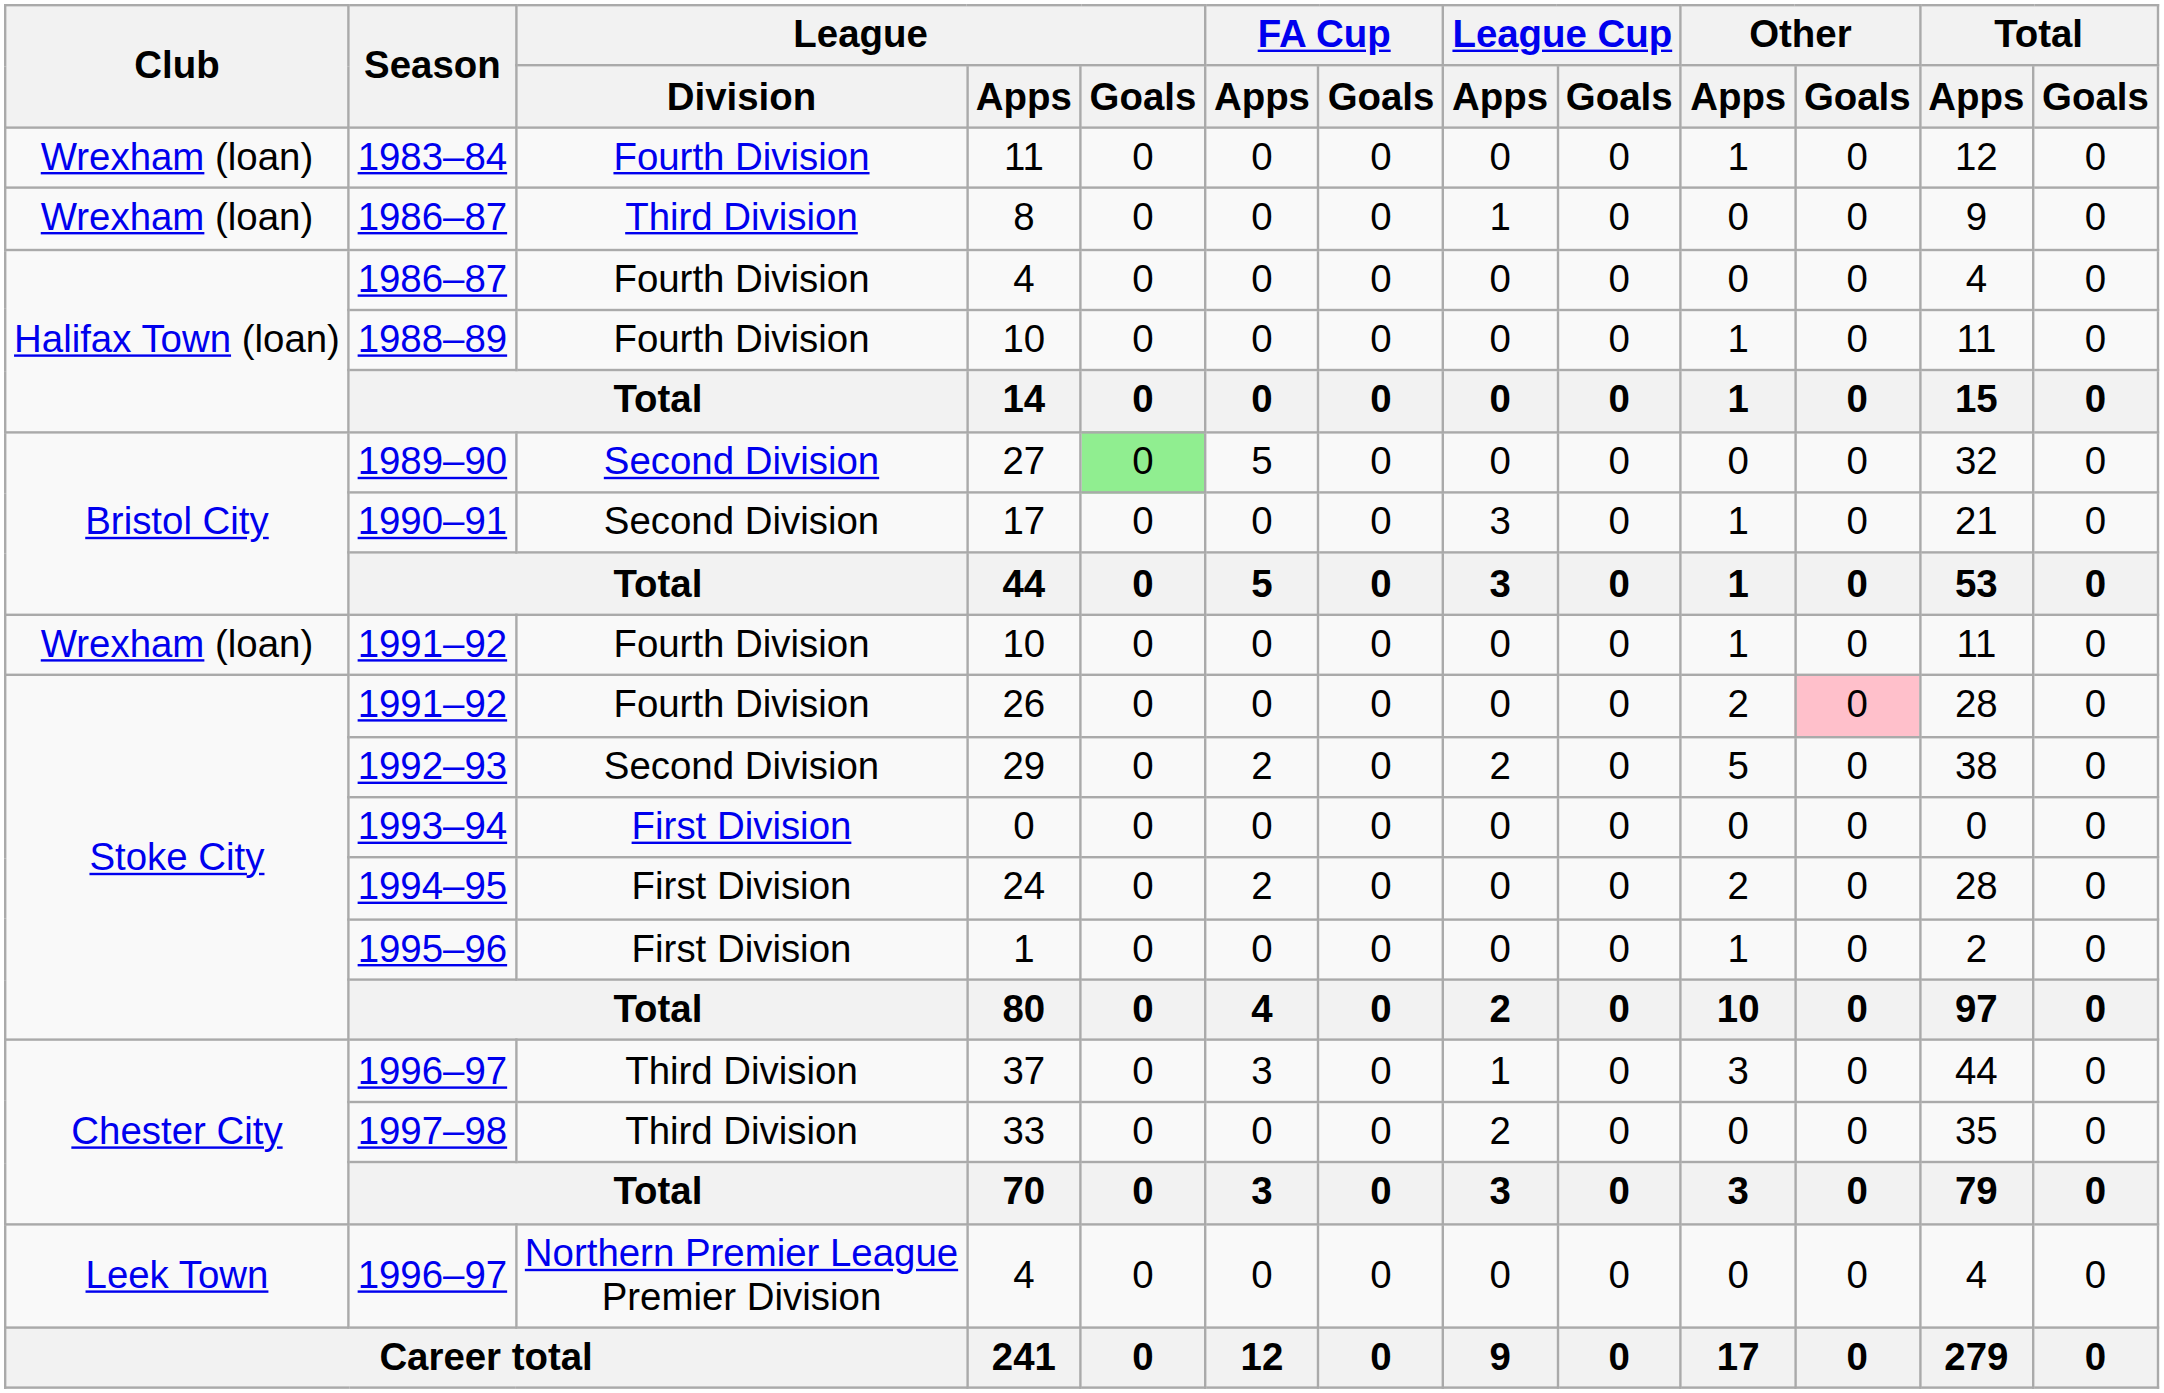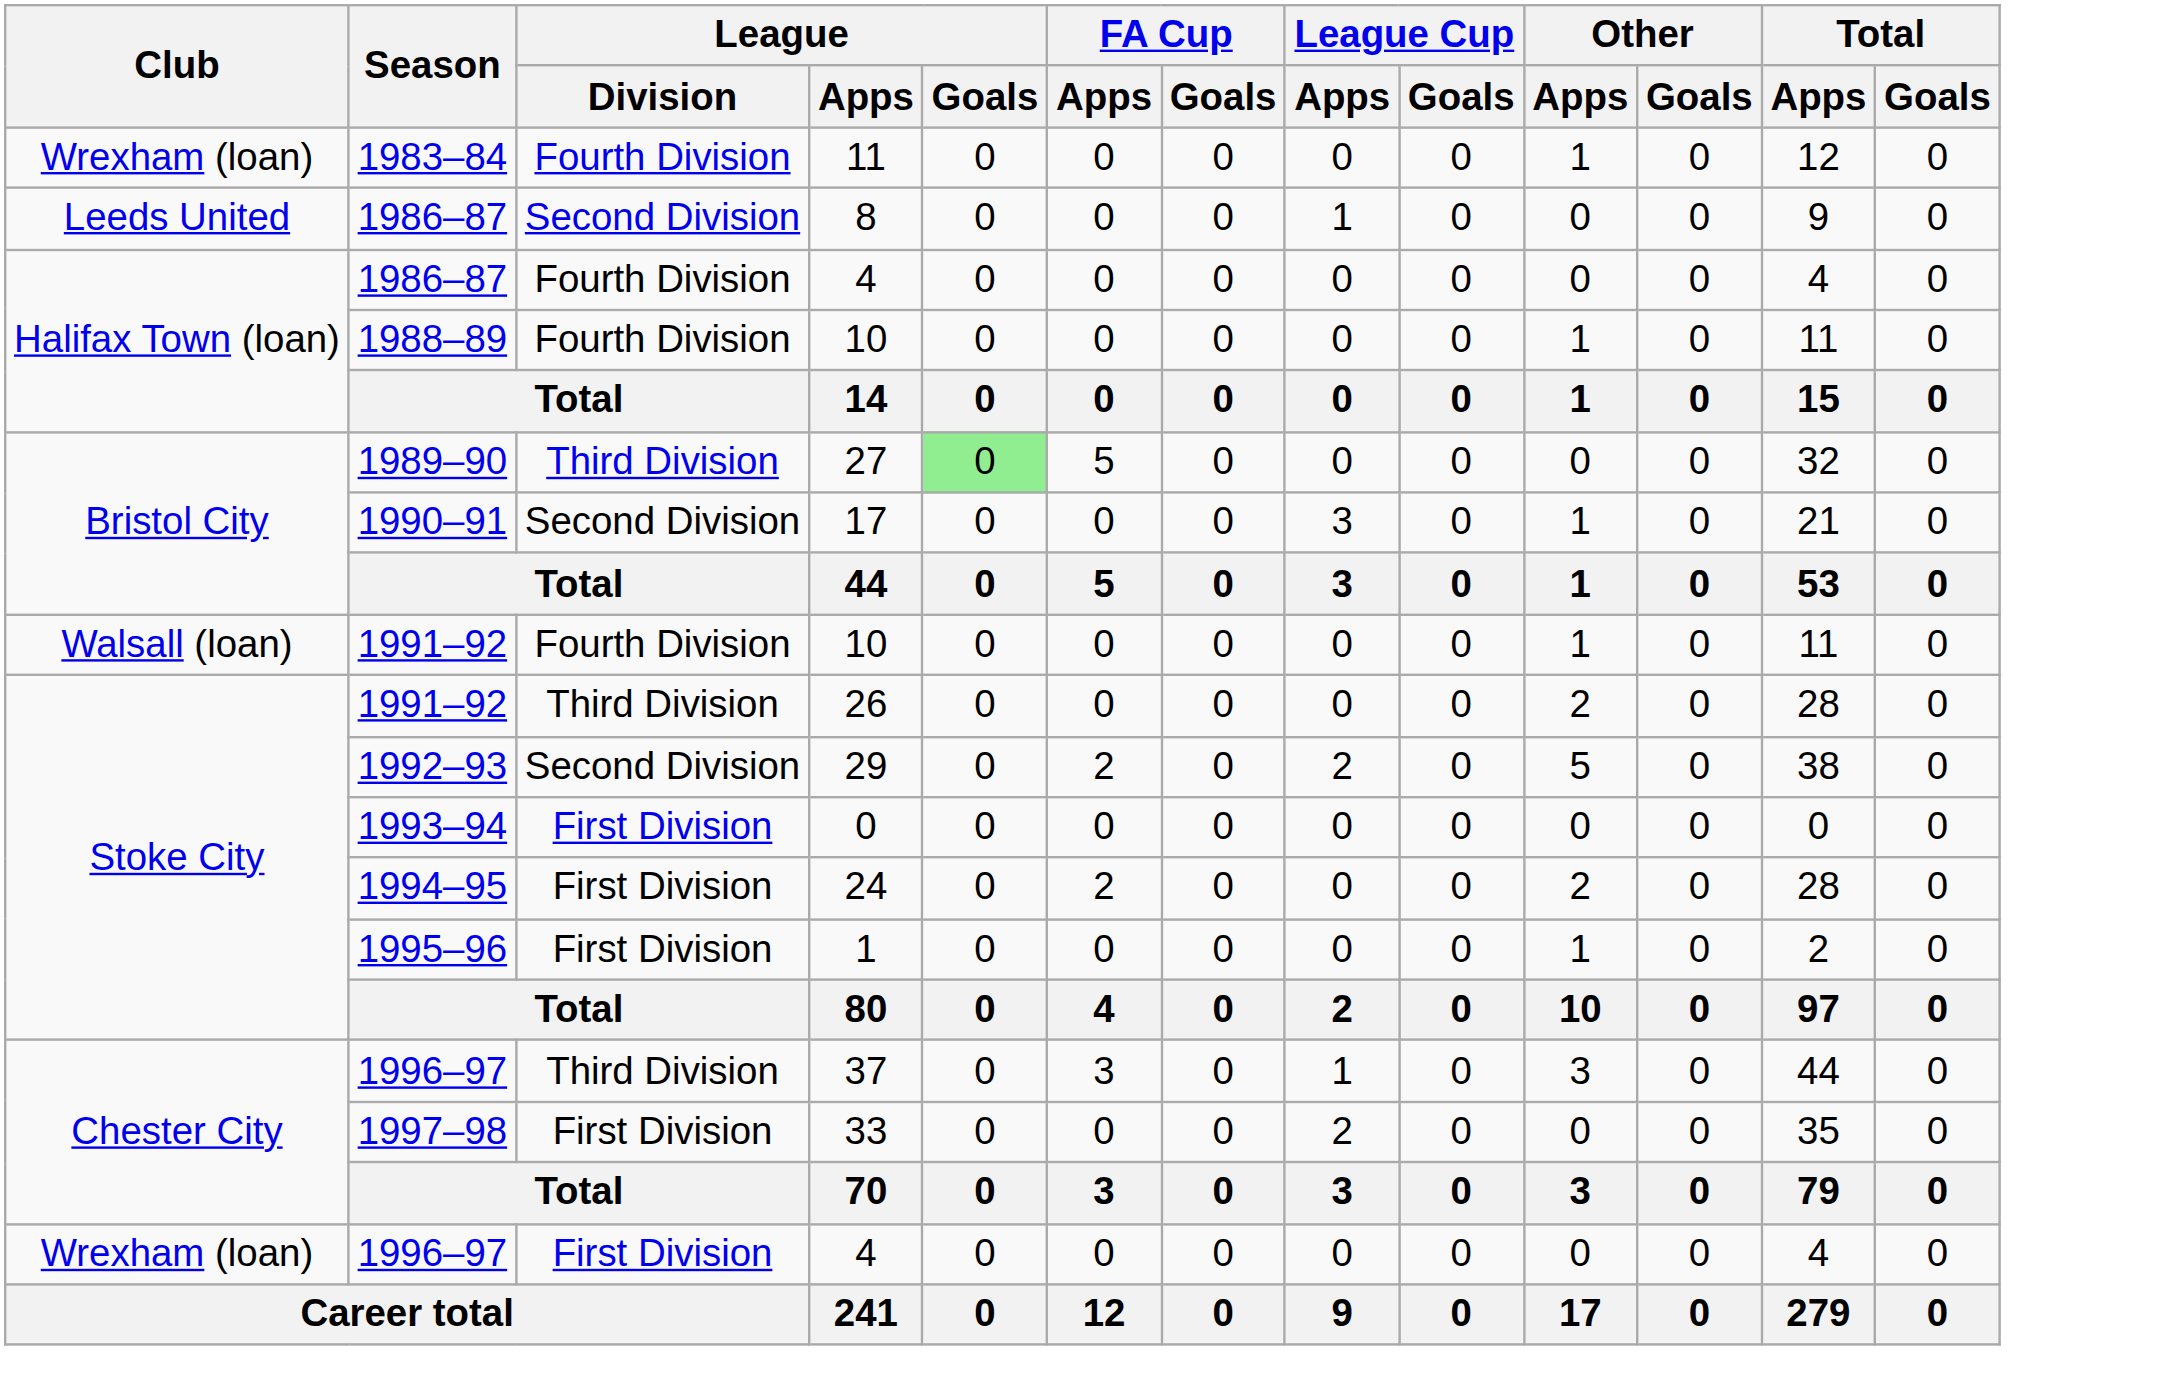(177, 217) Wrexham (loan) -> (177, 217) Leeds United
(741, 217) Third Division -> (663, 217) Second Division
(741, 461) Second Division -> (663, 461) Third Division
(177, 643) Wrexham (loan) -> (177, 643) Walsall (loan)
(741, 704) Fourth Division -> (663, 704) Third Division
(1857, 704) pink background -> (1699, 704) no background
(741, 1131) Third Division -> (663, 1131) First Division
(177, 1274) Leek Town -> (177, 1252) Wrexham (loan)
(741, 1274) Northern Premier League Premier Division -> (663, 1252) First Division
